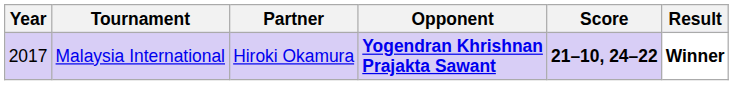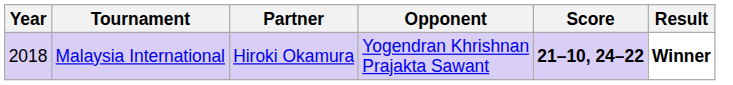(28, 56) 2017 -> (28, 56) 2018
(453, 56) bold -> (446, 56) normal
